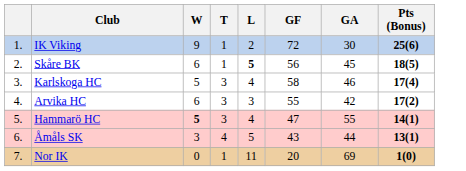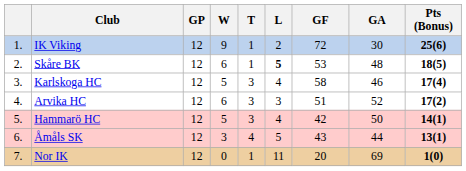+ column: (197, 20)
(293, 63) 56 -> (320, 63) 53
(350, 63) 45 -> (377, 63) 48
(293, 100) 55 -> (320, 100) 51
(350, 100) 42 -> (377, 100) 52
(197, 119) bold -> (224, 119) normal
(293, 119) 47 -> (320, 119) 42
(350, 119) 55 -> (377, 119) 50
